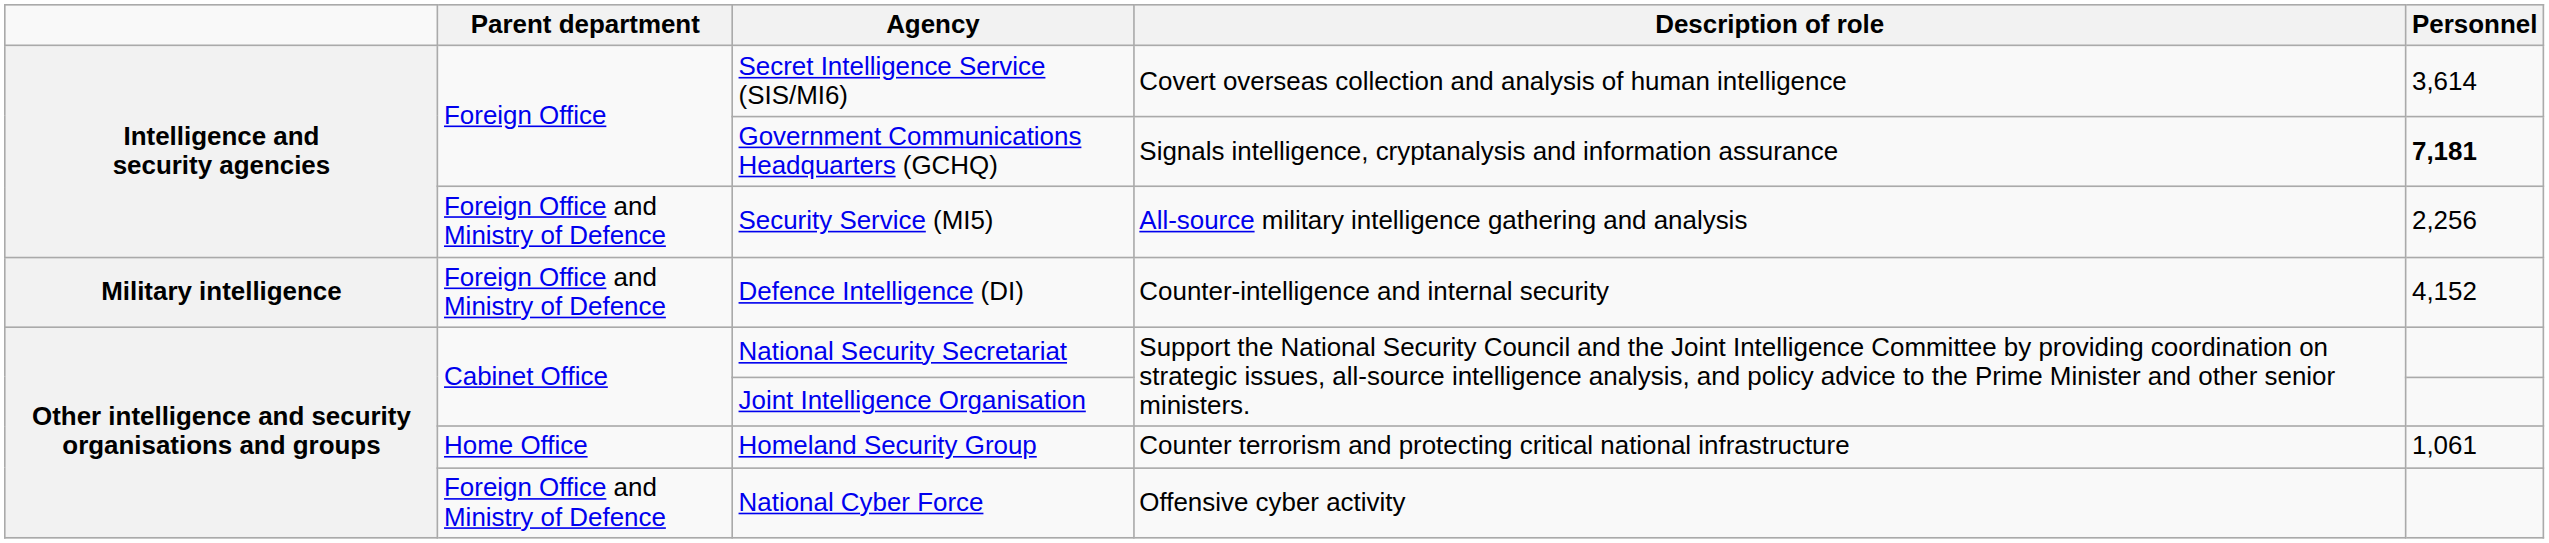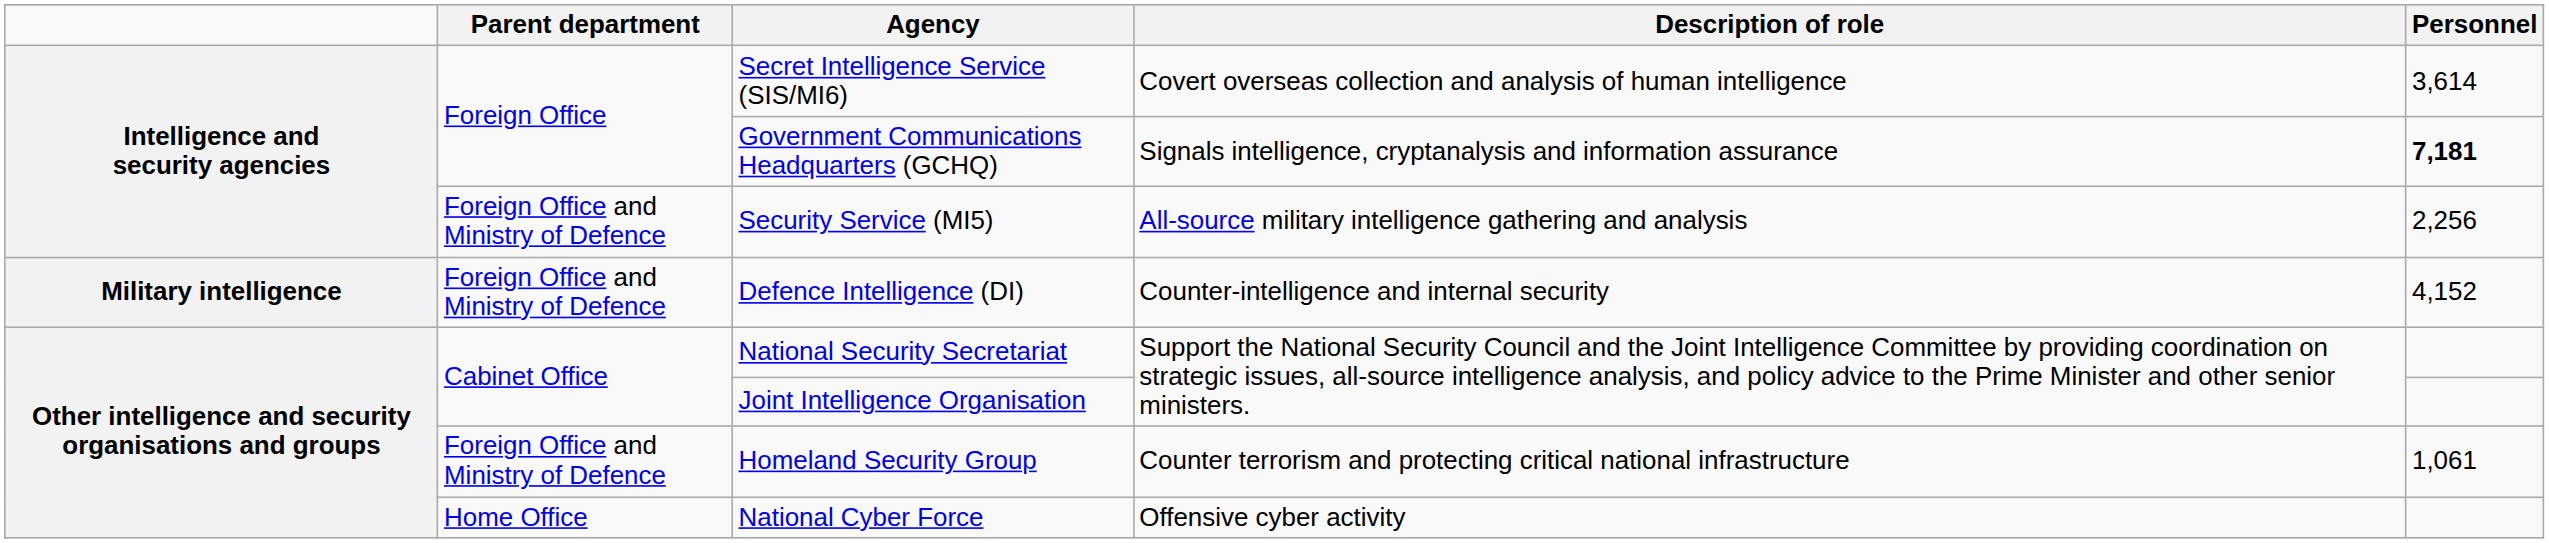(516, 446) Home Office -> (555, 461) Foreign Office and Ministry of Defence
(555, 502) Foreign Office and Ministry of Defence -> (516, 516) Home Office
